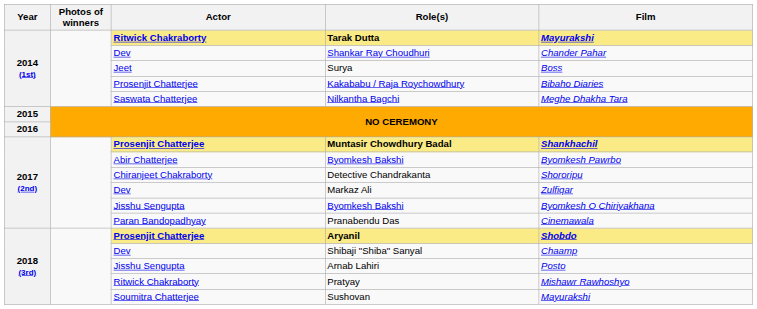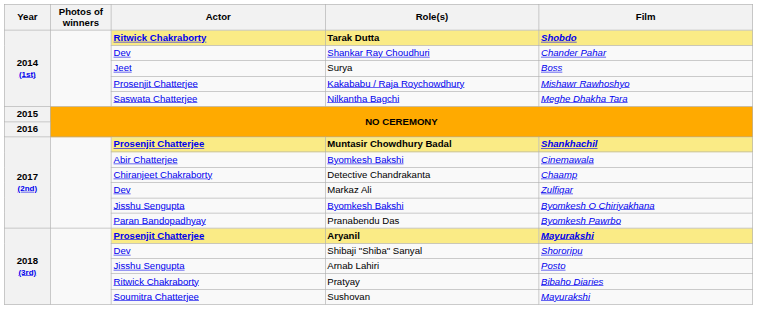(567, 38) Mayurakshi -> (559, 38) Shobdo
(572, 83) Bibaho Diaries -> (585, 83) Mishawr Rawhoshyo
(581, 159) Byomkesh Pawrbo -> (567, 159) Cinemawala
(562, 175) Shororipu -> (559, 175) Chaamp
(567, 220) Cinemawala -> (581, 220) Byomkesh Pawrbo
(559, 236) Shobdo -> (567, 236) Mayurakshi
(559, 251) Chaamp -> (562, 251) Shororipu
(585, 281) Mishawr Rawhoshyo -> (572, 281) Bibaho Diaries
